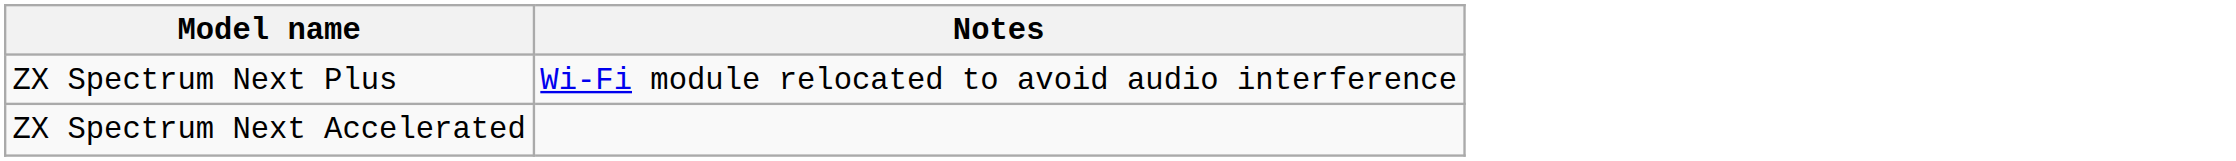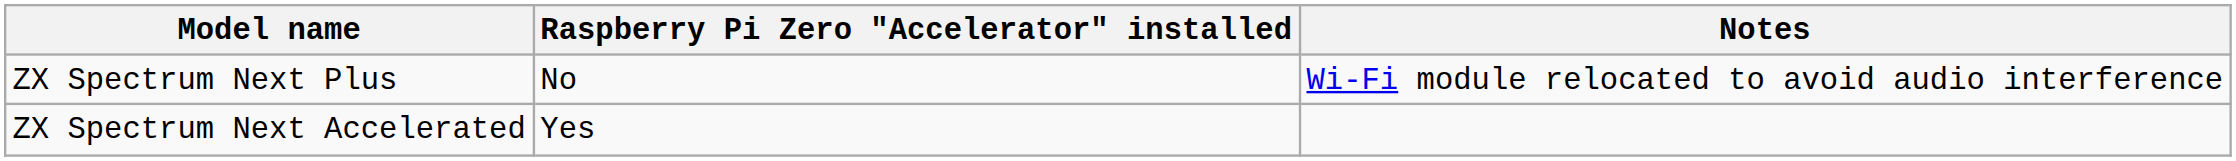+ column: (916, 30)
